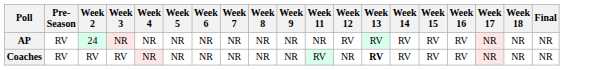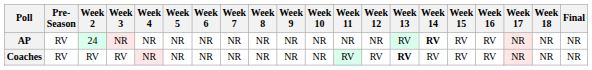+ column: (319, 18)
(348, 41) RV -> (376, 41) NR
(405, 41) normal -> (433, 41) bold
(348, 57) NR -> (376, 57) RV
